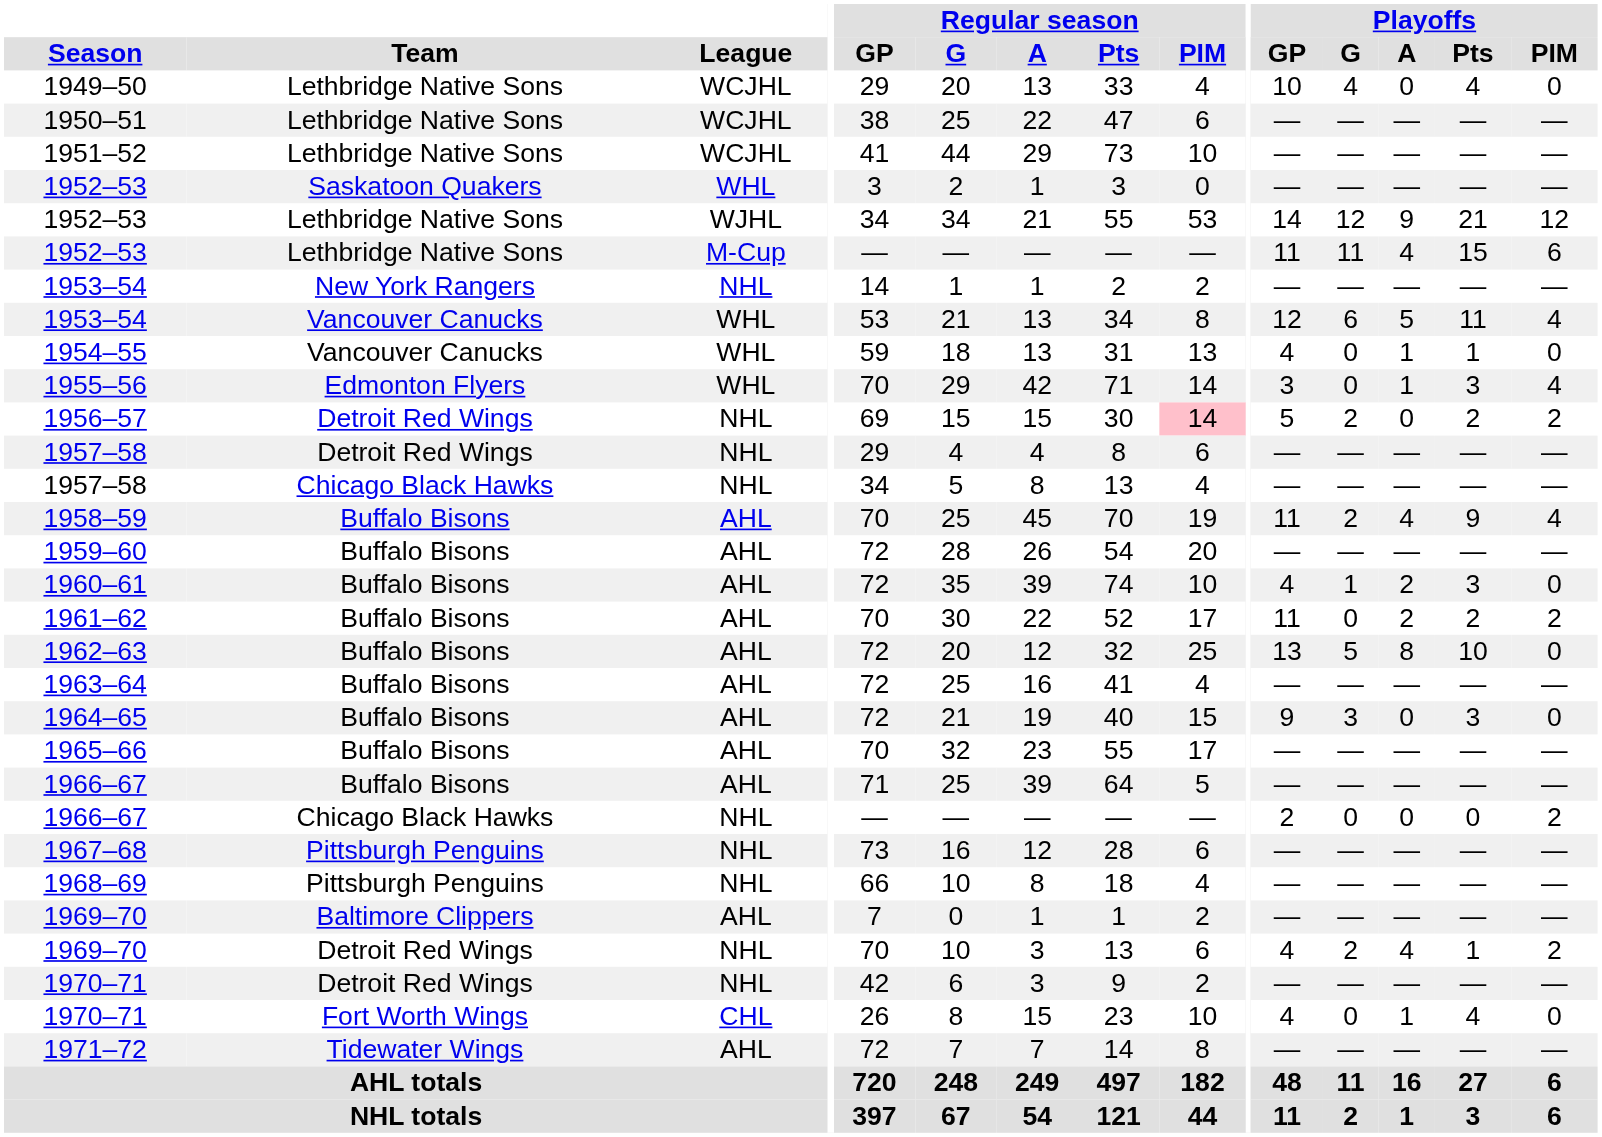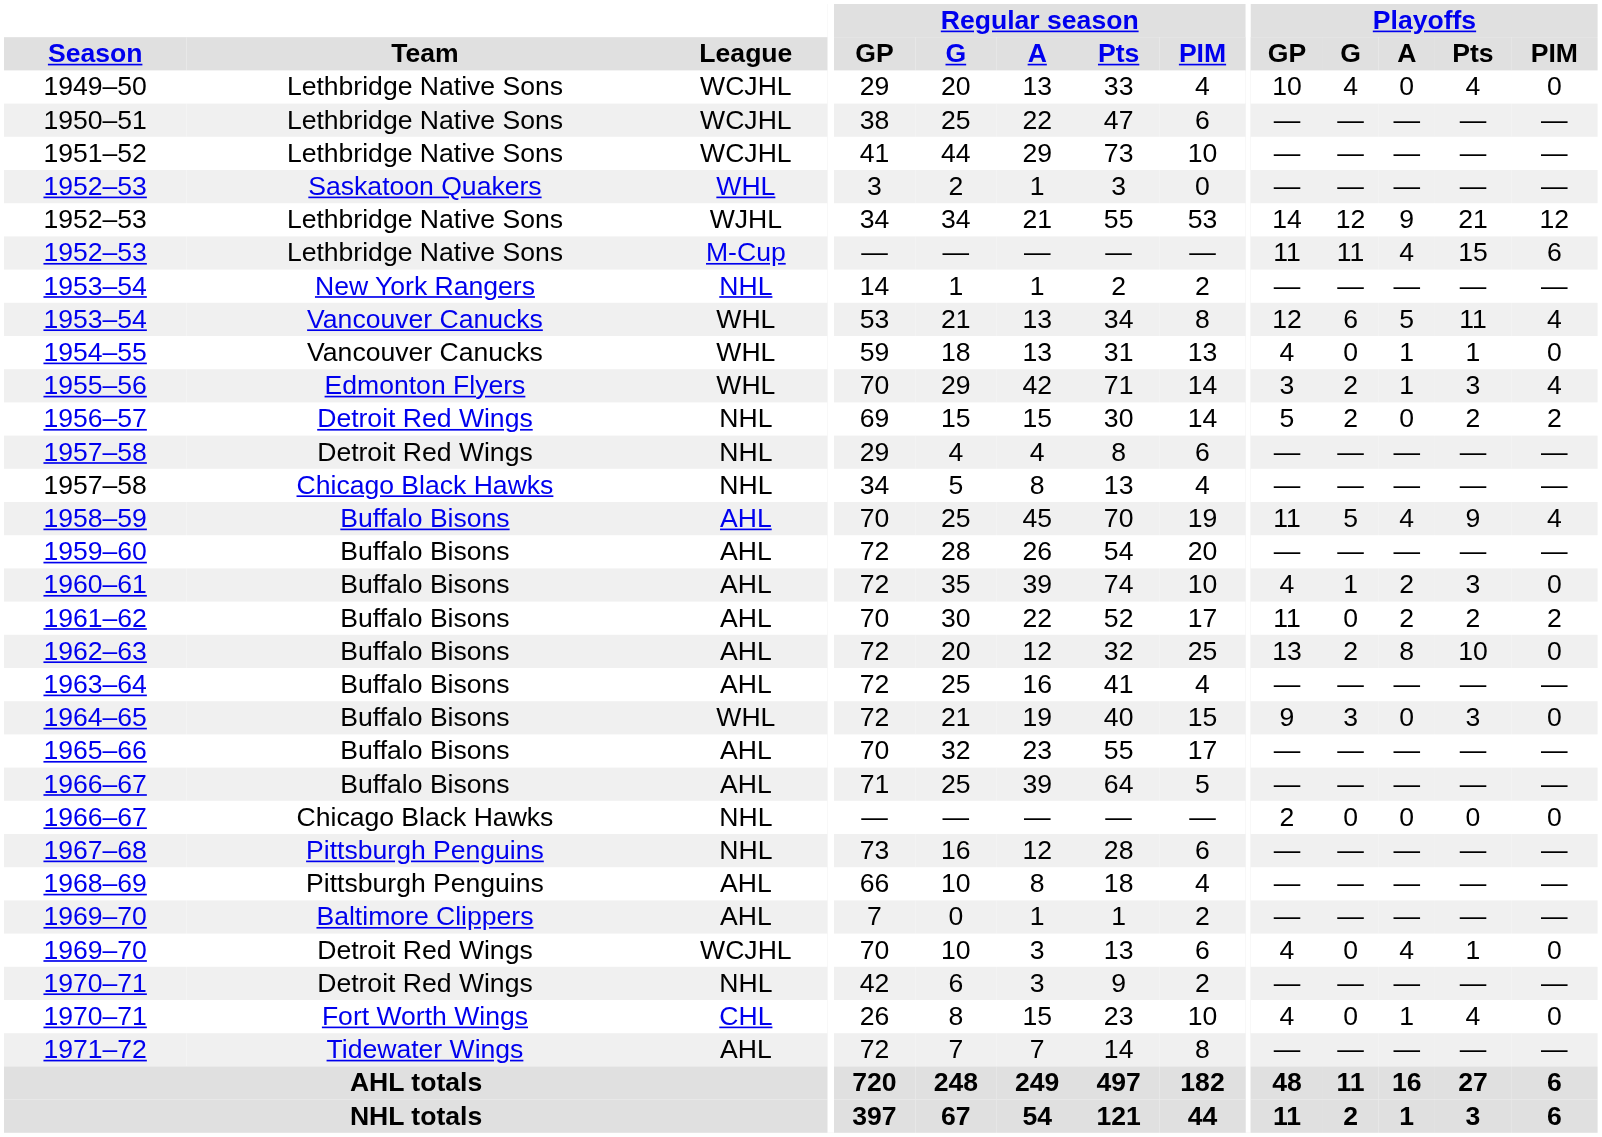(1351, 385) 0 -> (1351, 385) 2
(1203, 418) pink background -> (1203, 418) no background
(1351, 518) 2 -> (1351, 518) 5
(1351, 651) 5 -> (1351, 651) 2
(746, 717) AHL -> (746, 717) WHL
(1554, 817) 2 -> (1554, 817) 0
(746, 883) NHL -> (746, 883) AHL
(746, 949) NHL -> (746, 949) WCJHL
(1351, 949) 2 -> (1351, 949) 0
(1554, 949) 2 -> (1554, 949) 0
